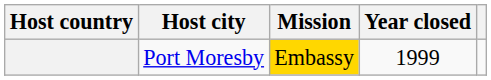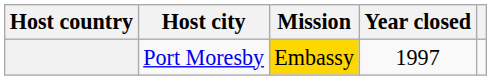(418, 57) 1999 -> (418, 57) 1997
